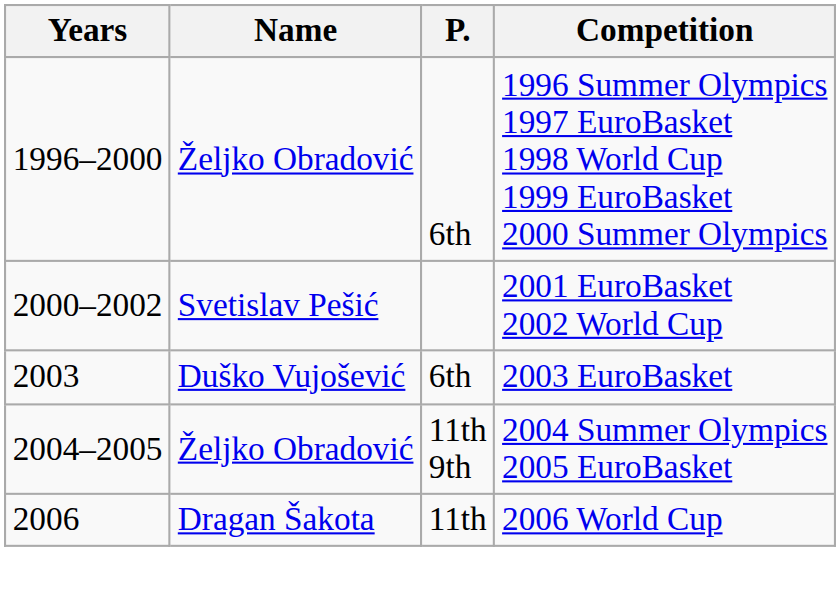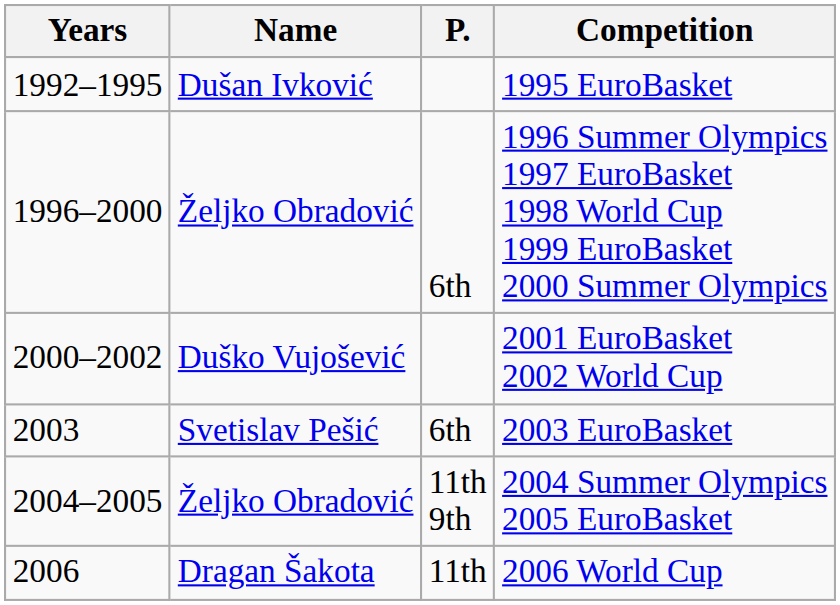+ row: (617, 83)
(278, 304) Svetislav Pešić -> (292, 357) Duško Vujošević
(292, 376) Duško Vujošević -> (278, 429) Svetislav Pešić
